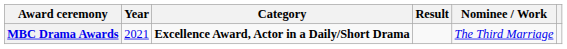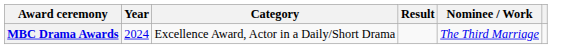(137, 33) 2021 -> (137, 33) 2024
(282, 33) bold -> (275, 33) normal
